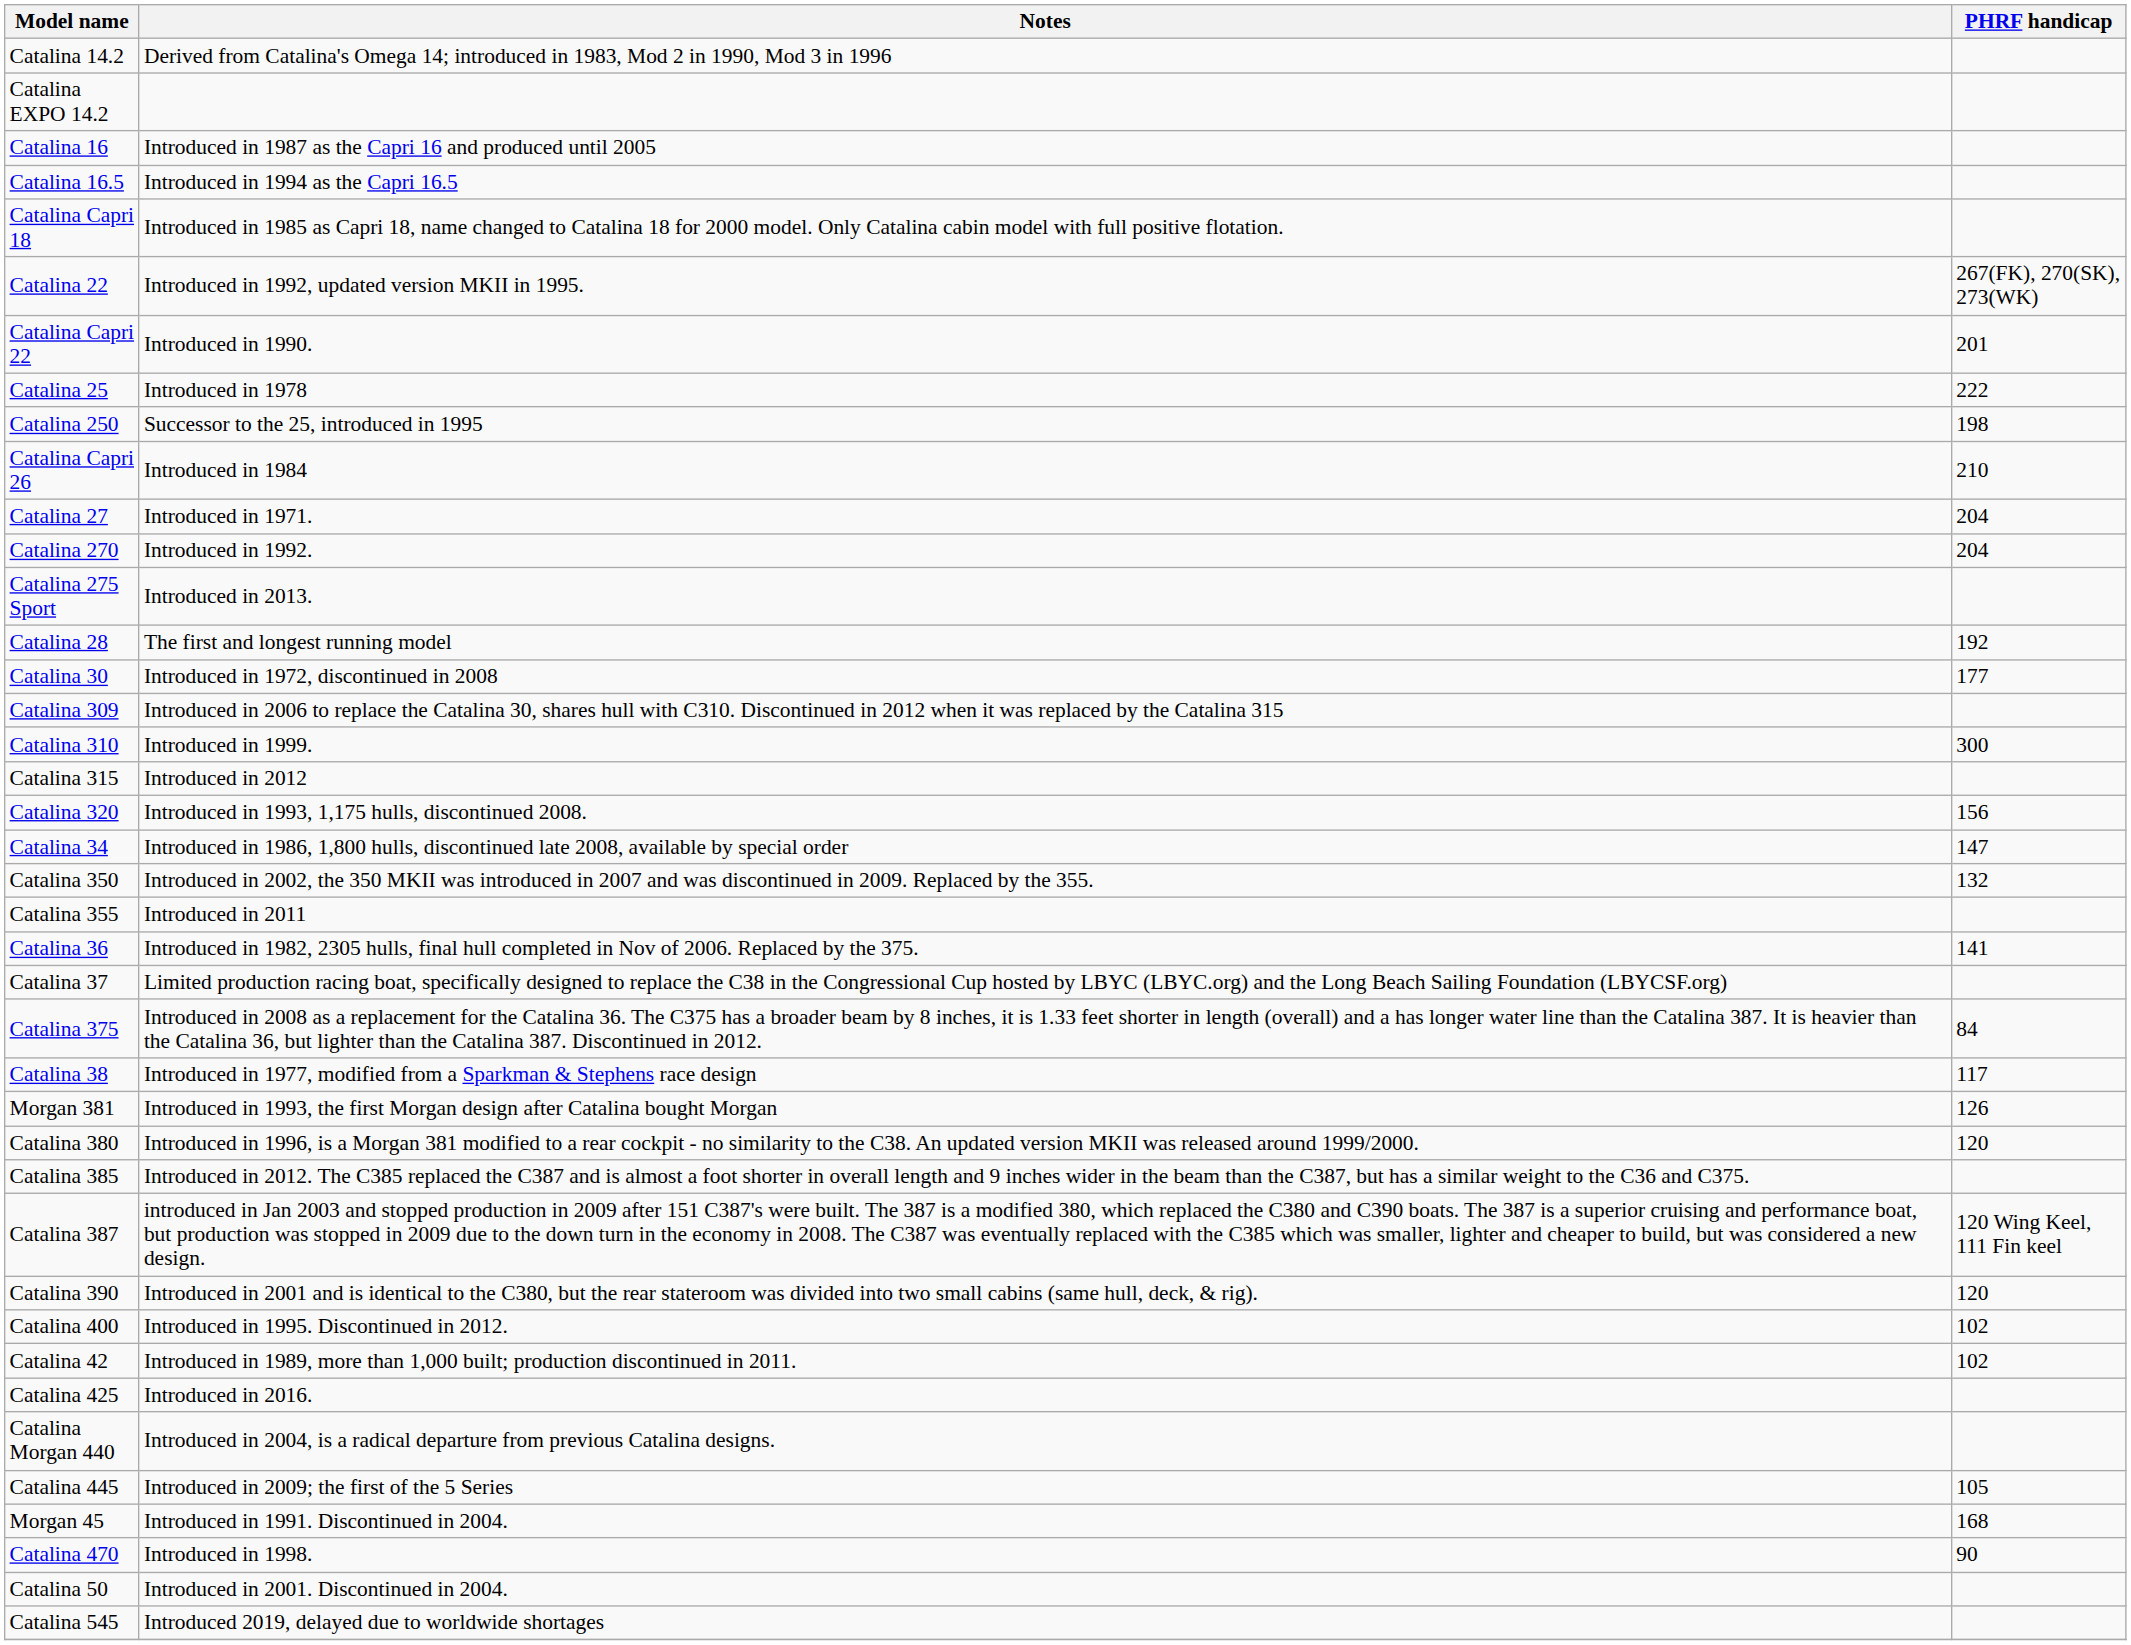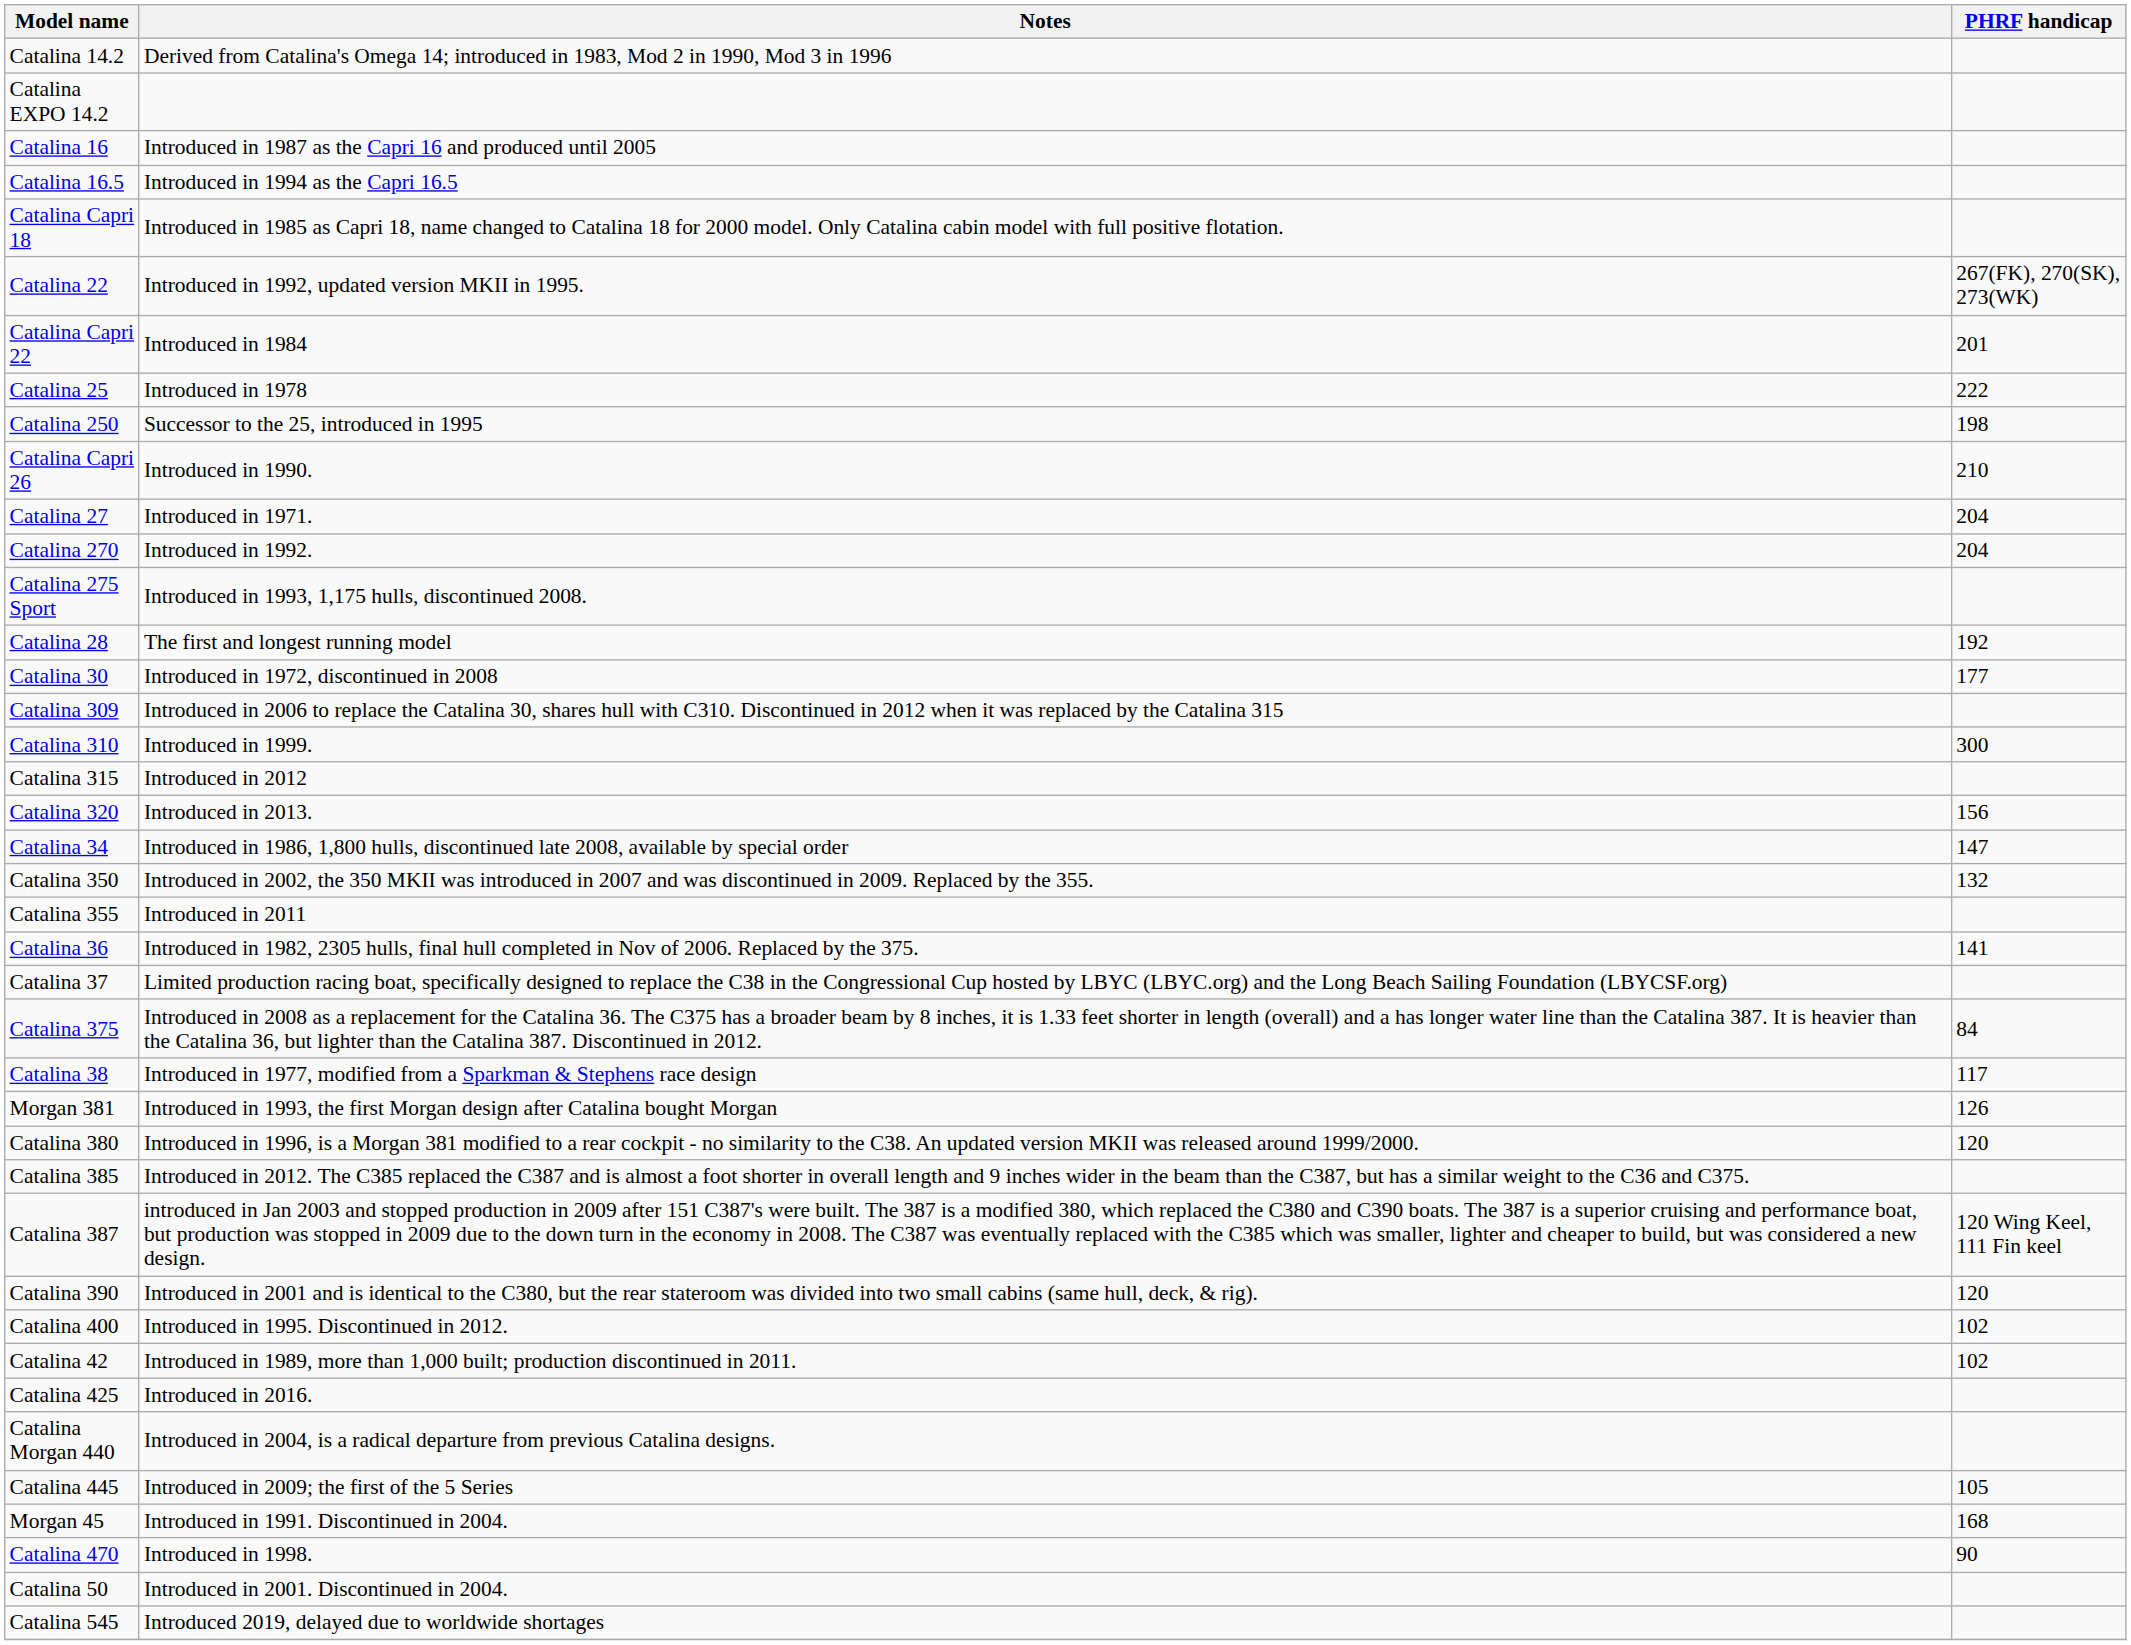(228, 343) Introduced in 1990. -> (225, 343) Introduced in 1984
(225, 470) Introduced in 1984 -> (228, 470) Introduced in 1990.
(228, 596) Introduced in 2013. -> (365, 596) Introduced in 1993, 1,175 hulls, discontinued 2008.
(365, 812) Introduced in 1993, 1,175 hulls, discontinued 2008. -> (228, 812) Introduced in 2013.
